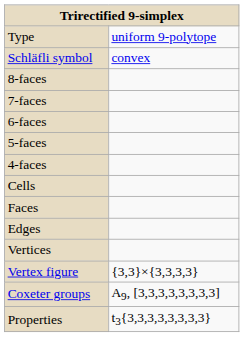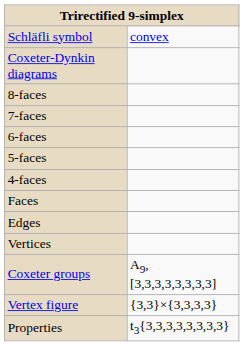- row: (21, 36)
+ row: (51, 65)
- row: (21, 186)
rows swapped: (43, 271) <-> (49, 294)
